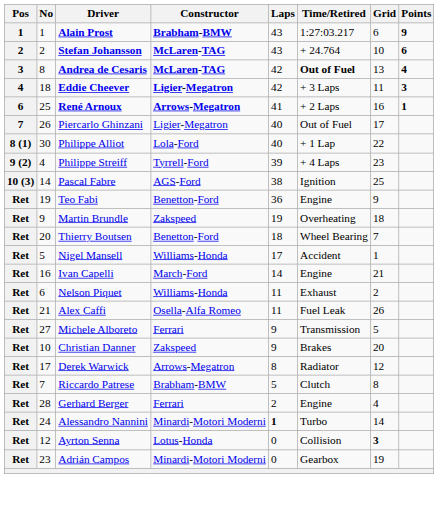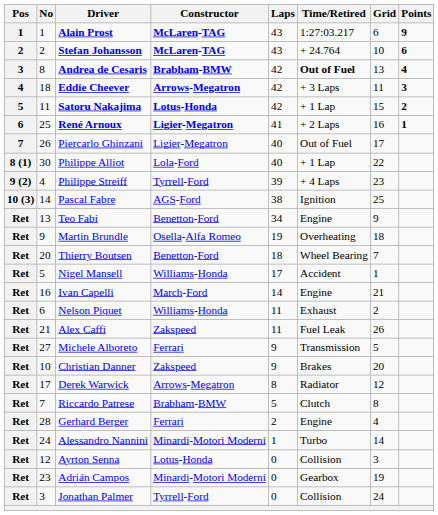(192, 32) Brabham-BMW -> (189, 32) McLaren-TAG
(189, 69) McLaren-TAG -> (192, 69) Brabham-BMW
(193, 88) Ligier-Megatron -> (197, 88) Arrows-Megatron
+ row: (100, 106)
(197, 106) Arrows-Megatron -> (193, 125) Ligier-Megatron
(45, 199) 19 -> (45, 217) 13
(277, 199) 36 -> (277, 217) 34
(175, 217) Zakspeed -> (197, 236) Osella-Alfa Romeo
(197, 310) Osella-Alfa Romeo -> (175, 329) Zakspeed
(274, 421) bold -> (274, 440) normal
(376, 440) bold -> (376, 459) normal
+ row: (96, 496)
